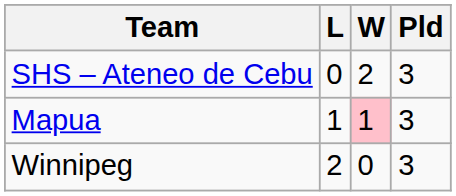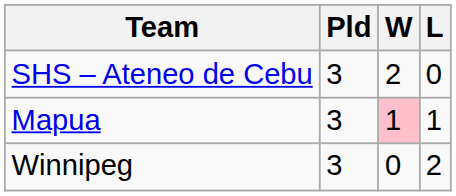columns swapped: (421, 27) <-> (335, 27)
